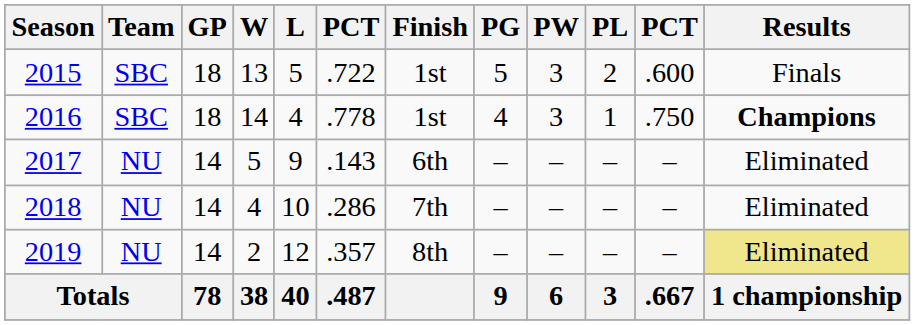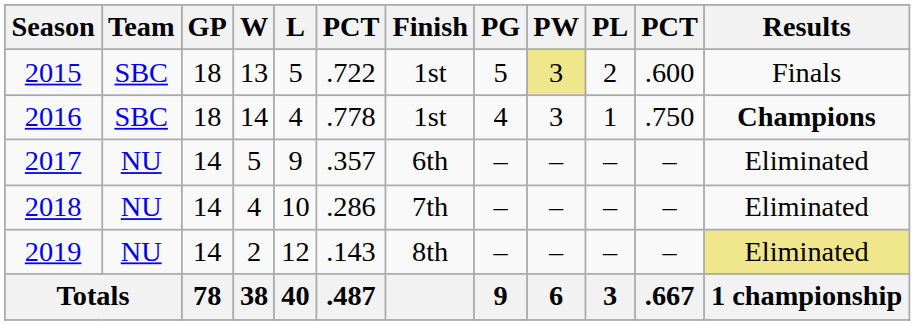(556, 71) no background -> (556, 71) khaki background
(351, 161) .143 -> (351, 161) .357
(351, 251) .357 -> (351, 251) .143
